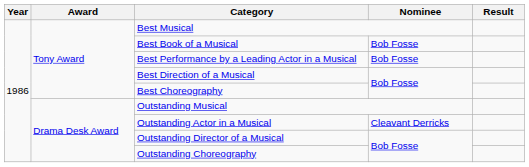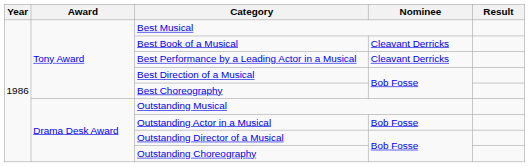(394, 43) Bob Fosse -> (410, 43) Cleavant Derricks
(394, 59) Bob Fosse -> (410, 59) Cleavant Derricks
(410, 122) Cleavant Derricks -> (394, 122) Bob Fosse
